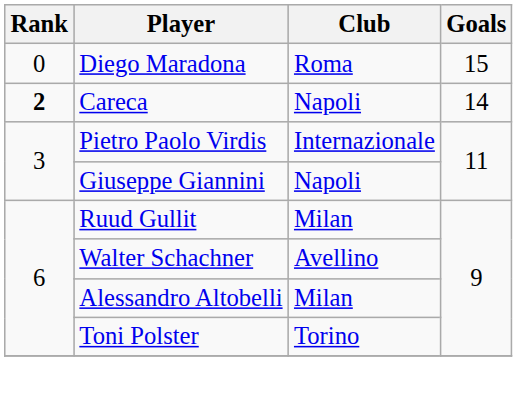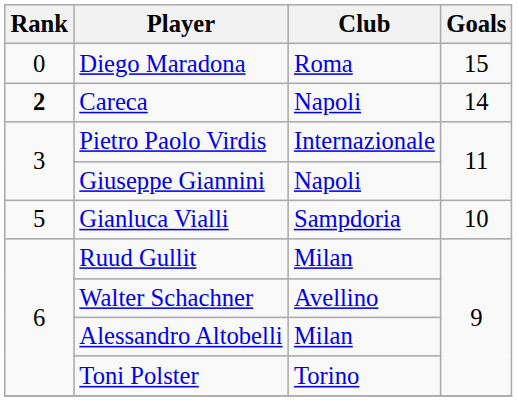+ row: (154, 219)
